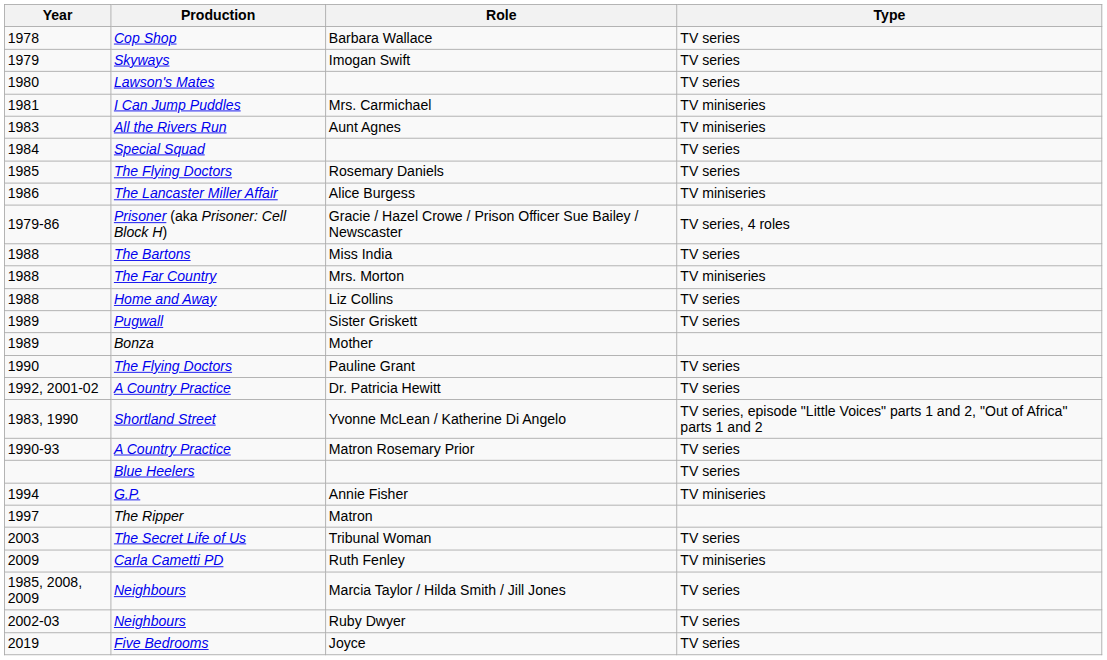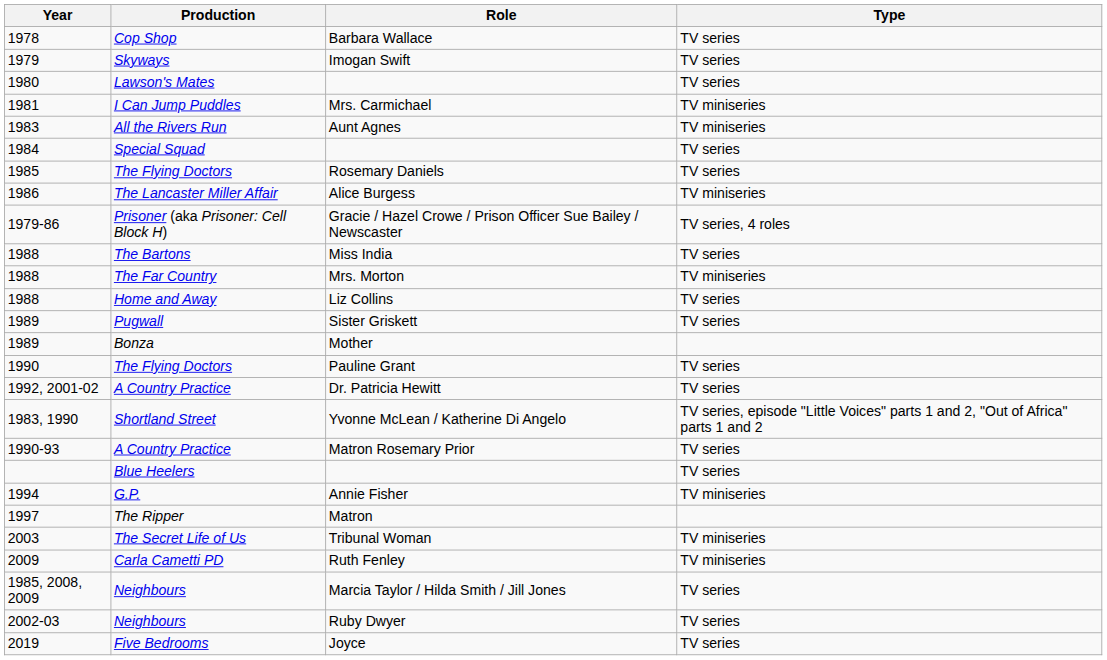(710, 538) TV series -> (723, 538) TV miniseries
